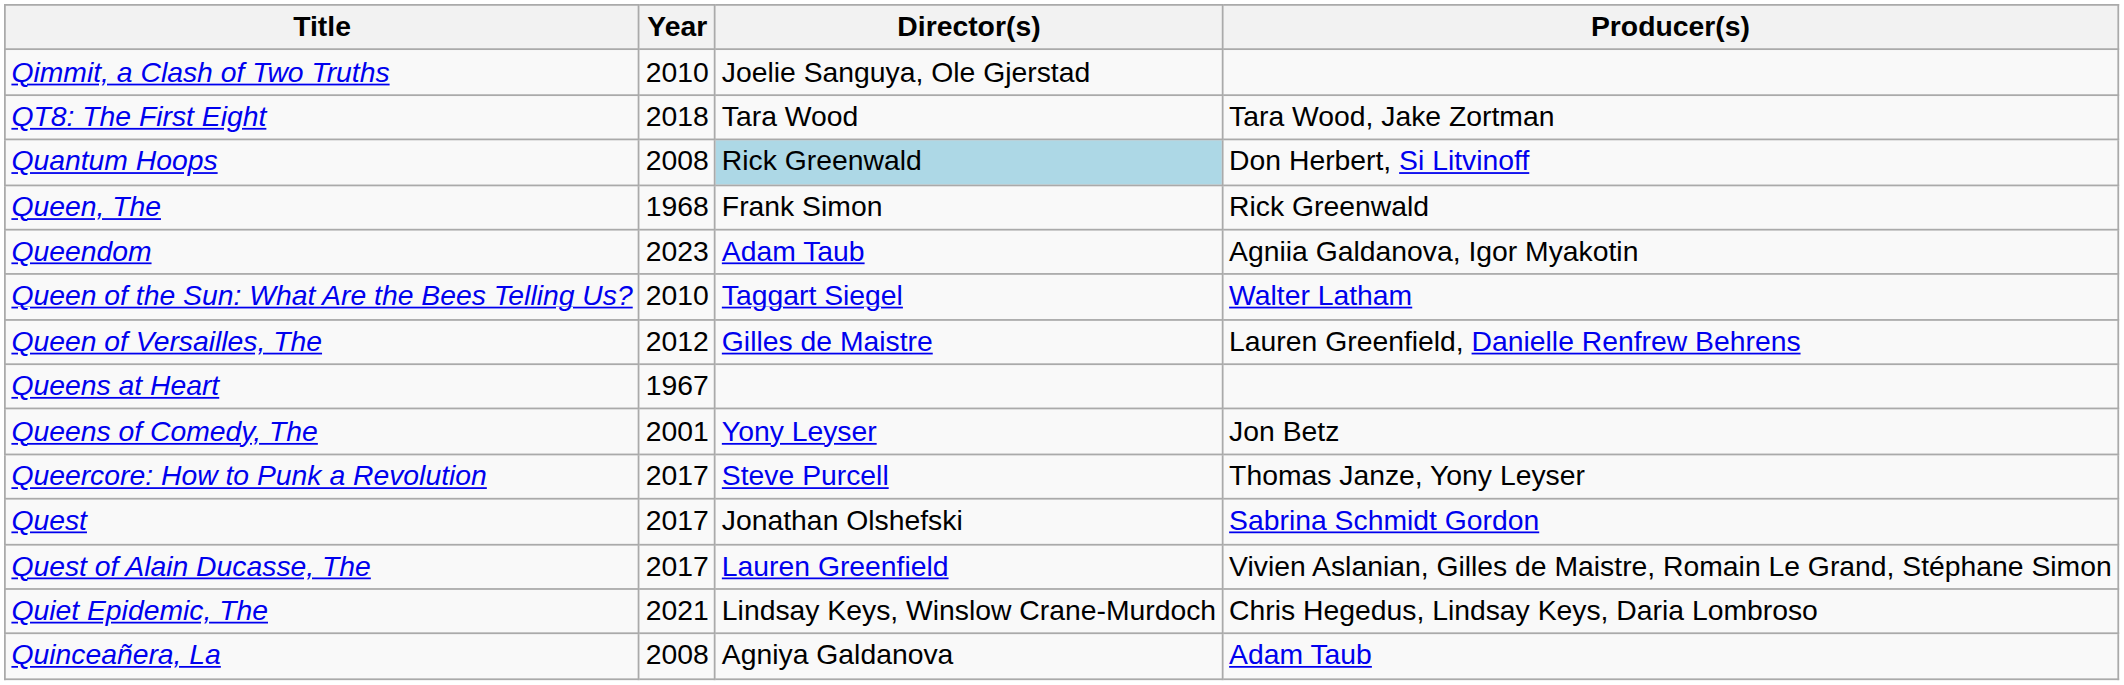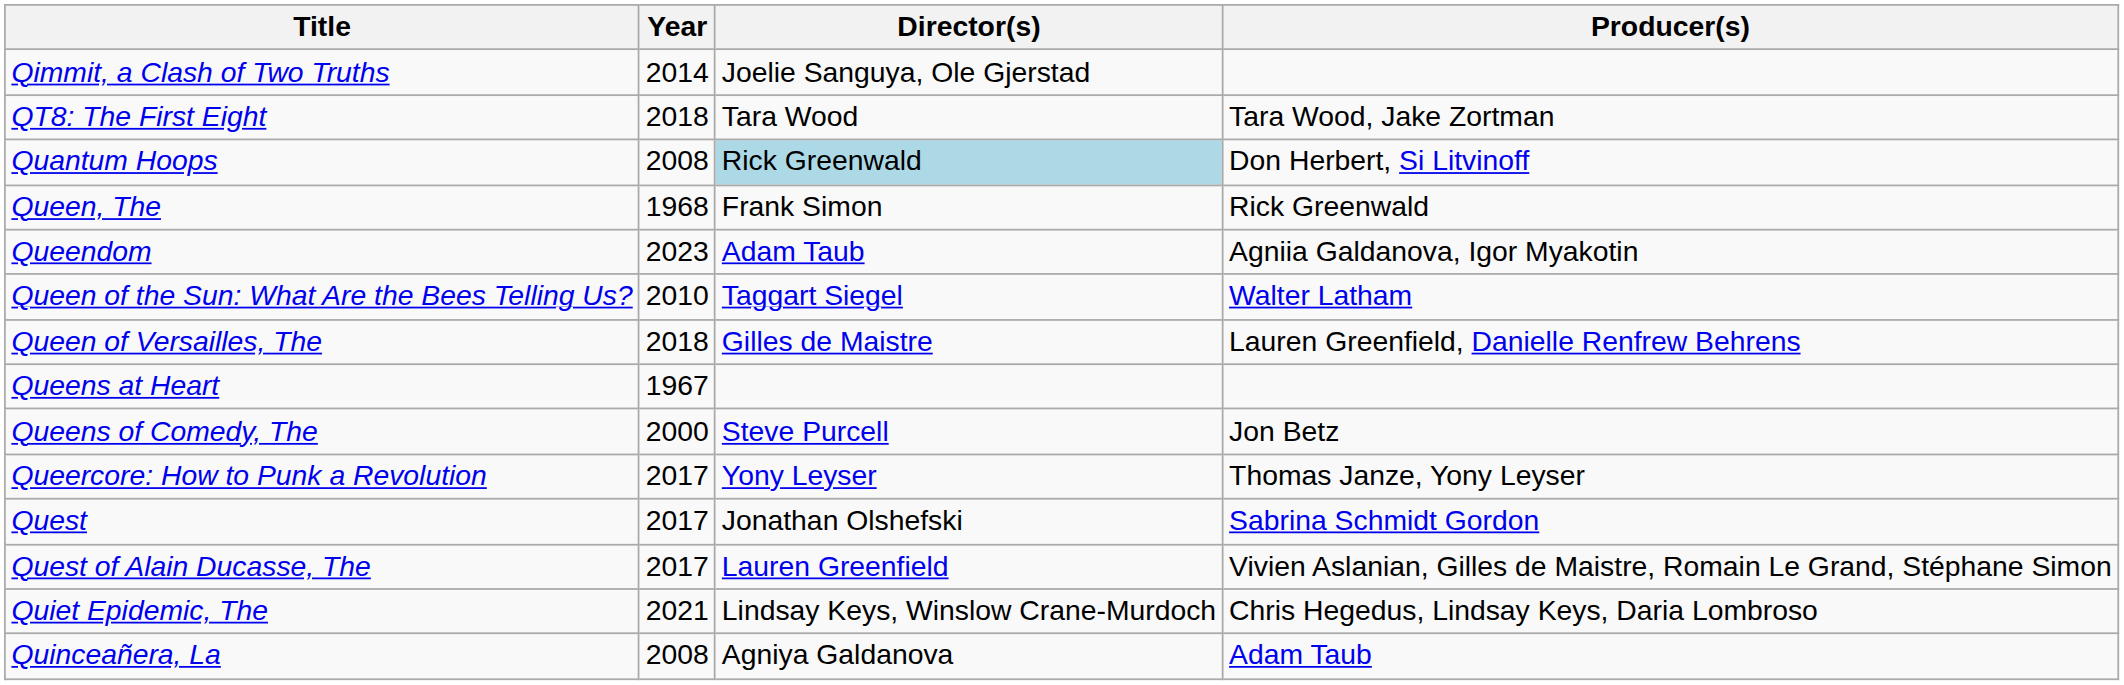(677, 71) 2010 -> (677, 71) 2014
(677, 341) 2012 -> (677, 341) 2018
(677, 431) 2001 -> (677, 431) 2000
(799, 431) Yony Leyser -> (805, 431) Steve Purcell
(805, 476) Steve Purcell -> (799, 476) Yony Leyser
